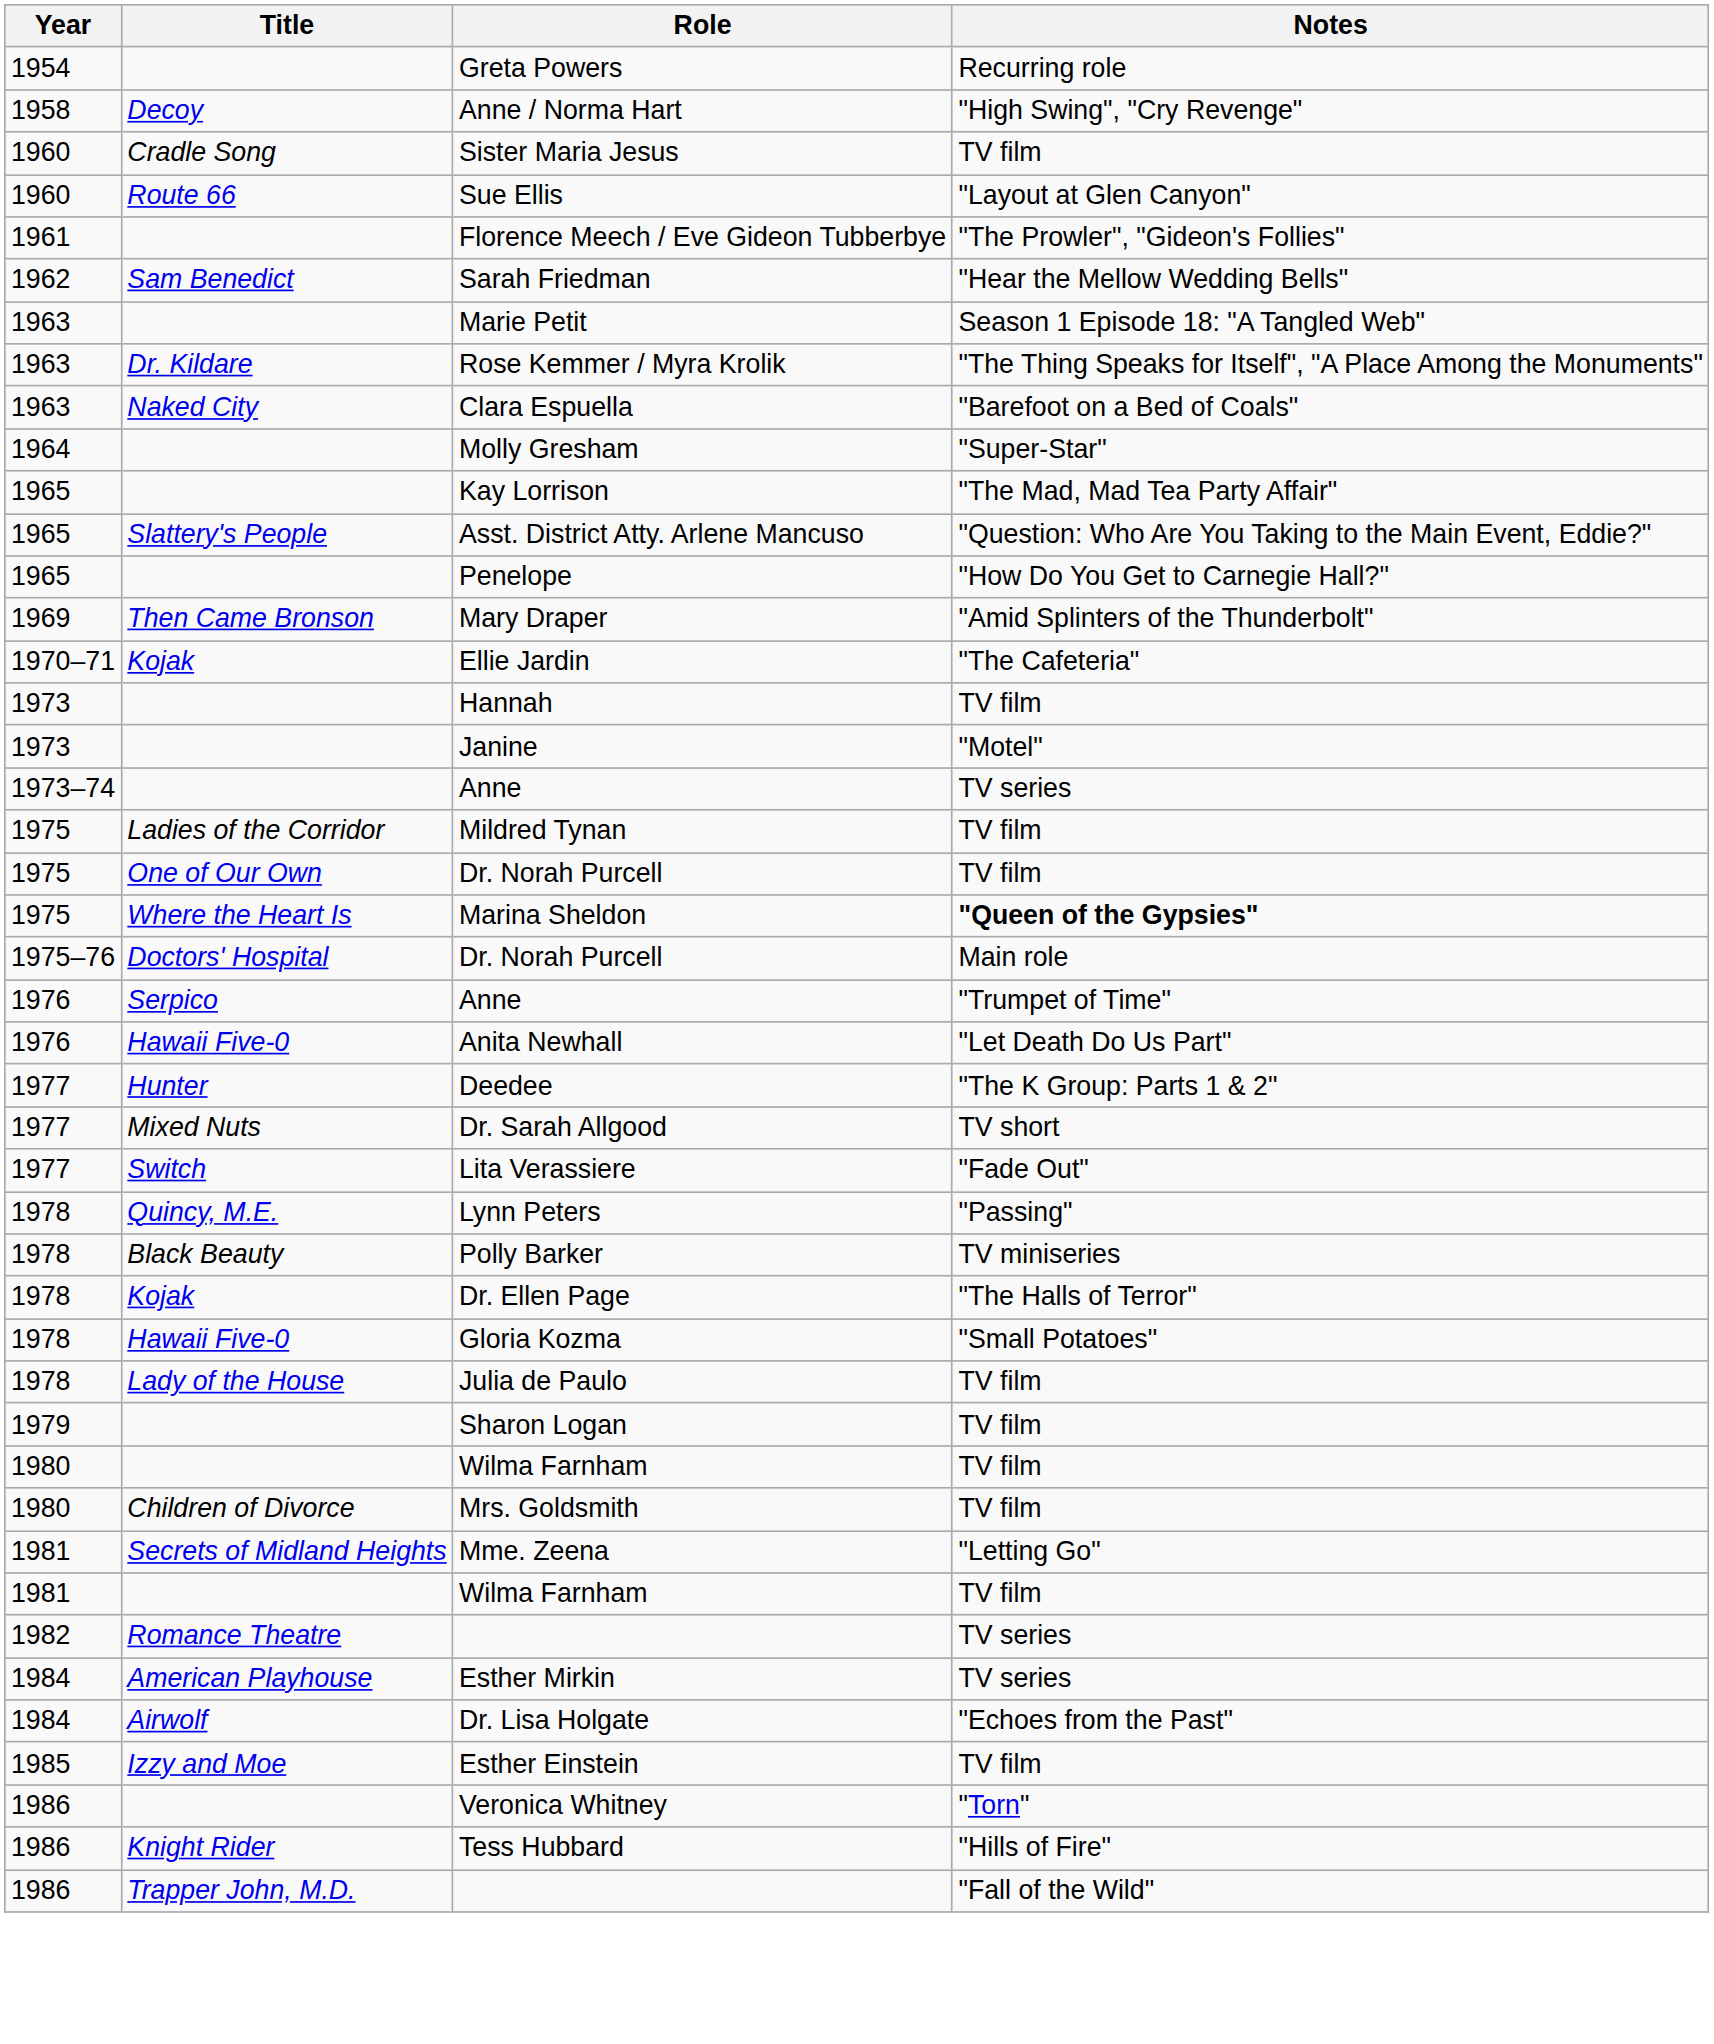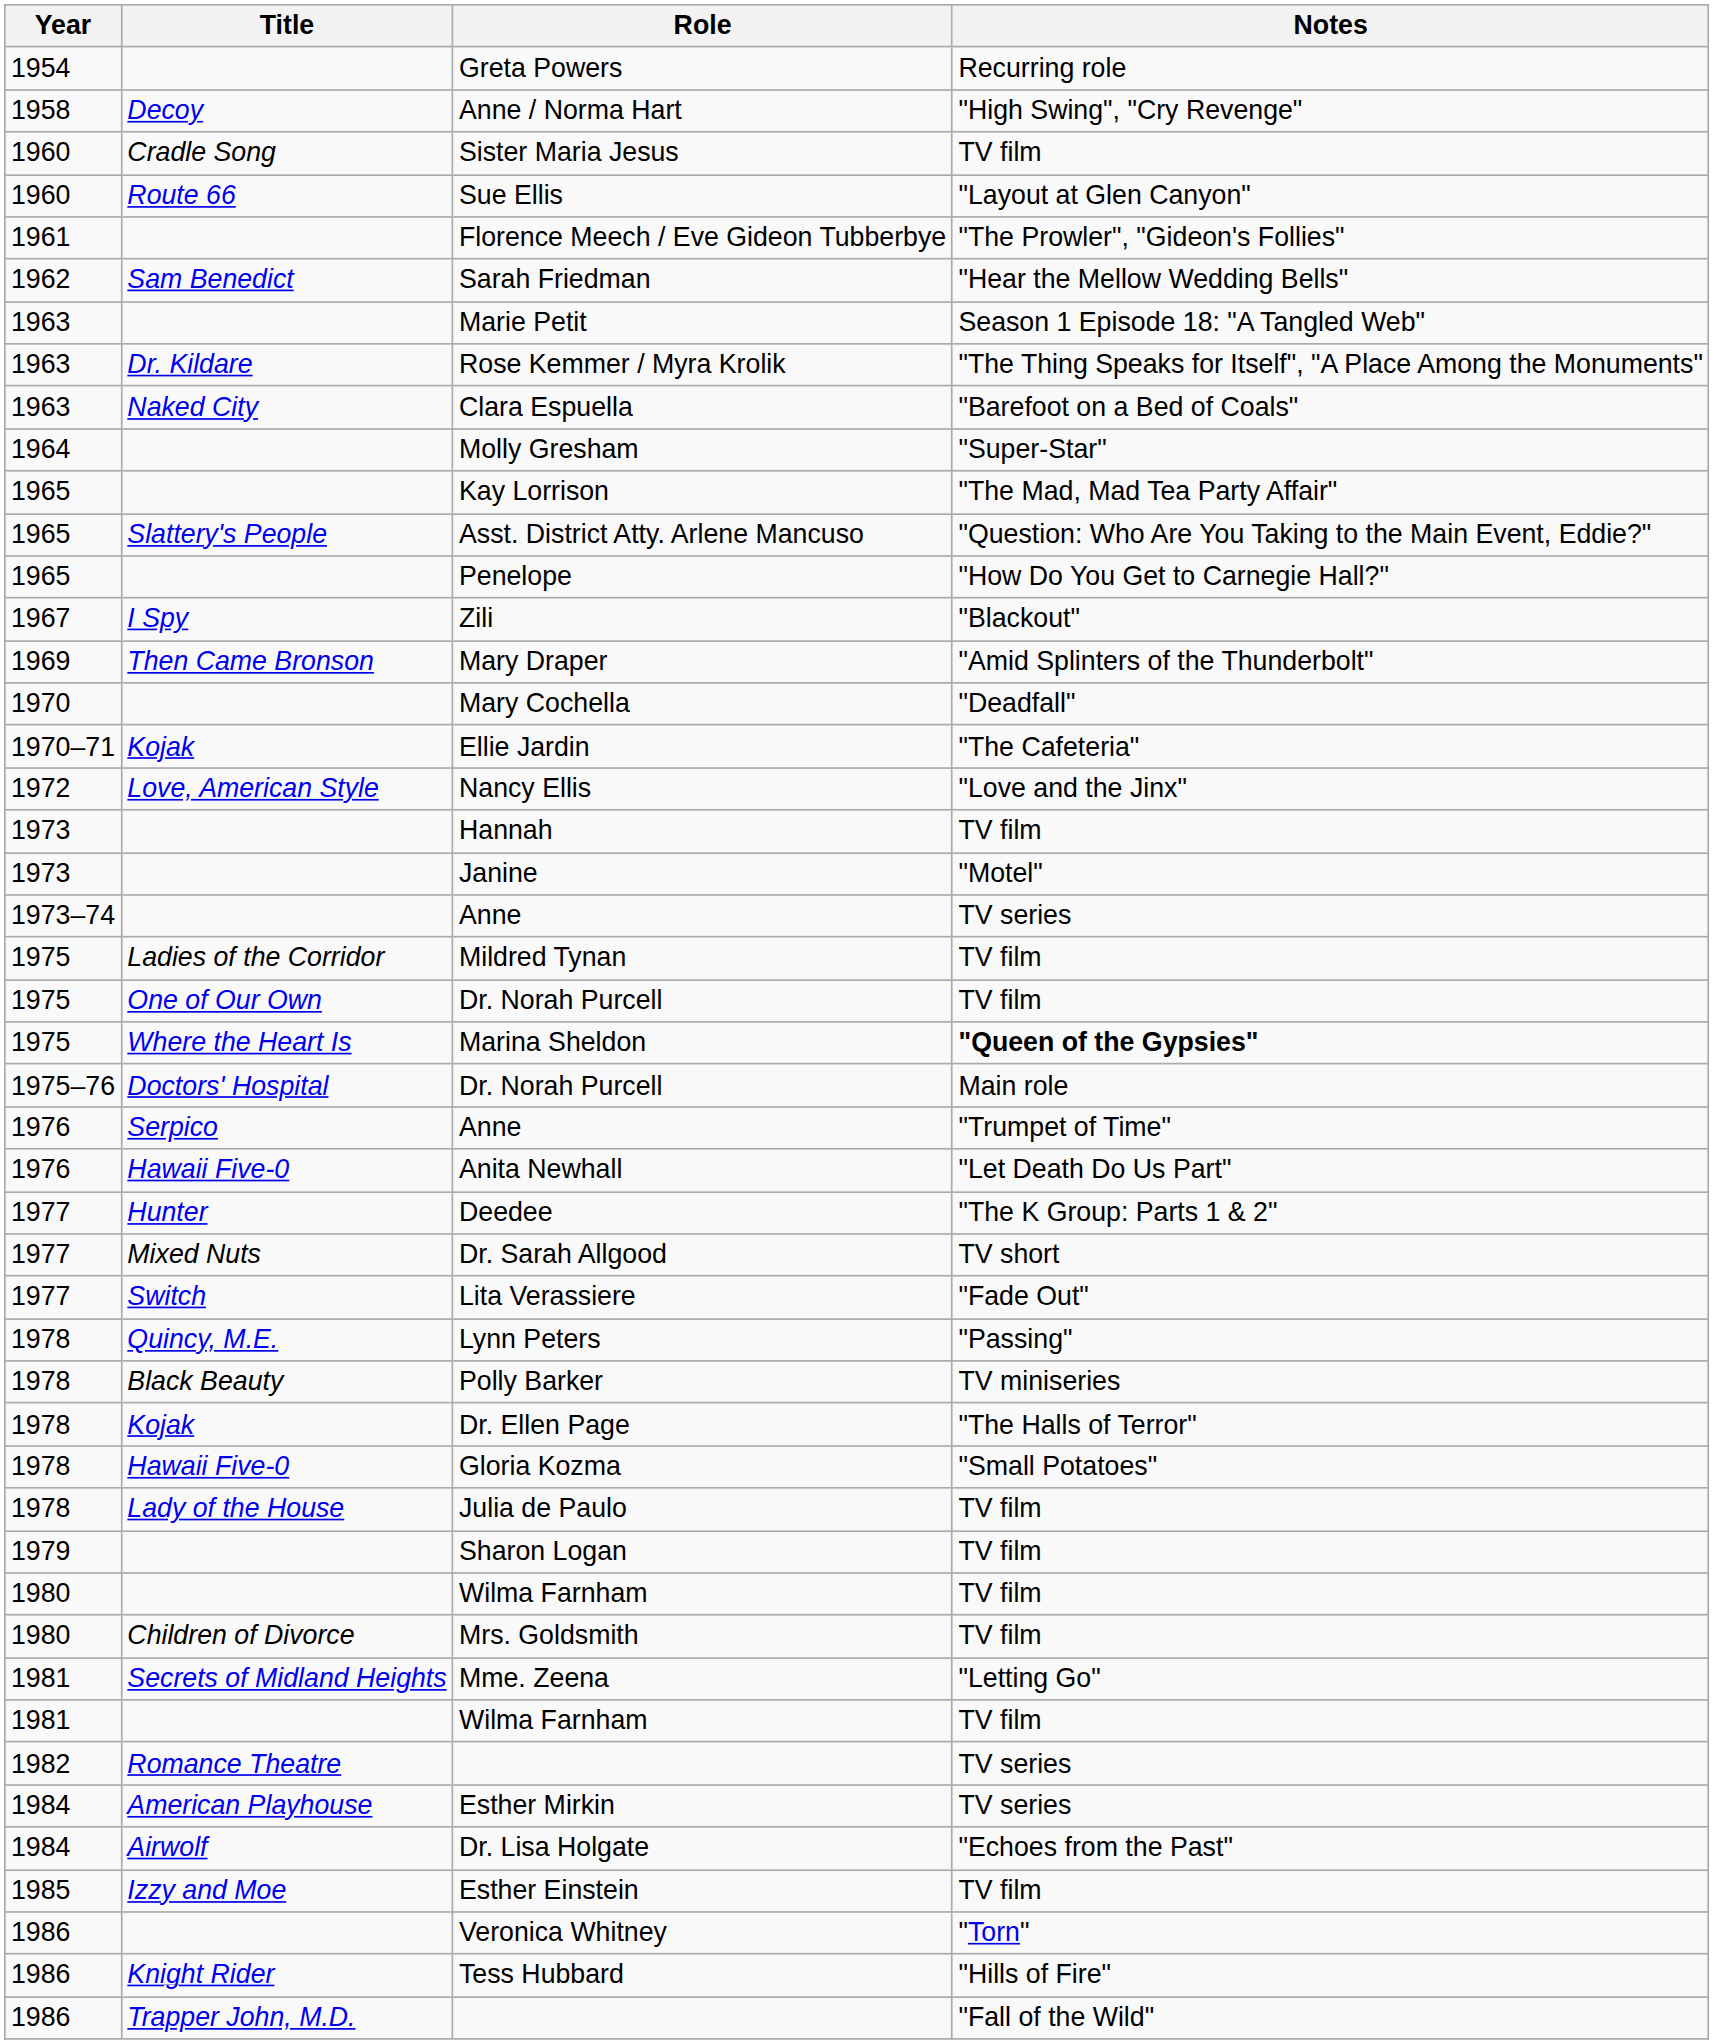+ row: (41, 618)
+ row: (41, 703)
+ row: (41, 788)
